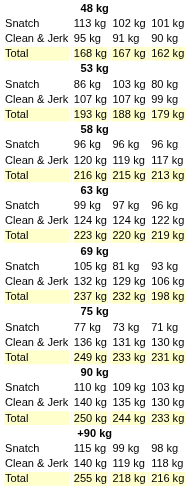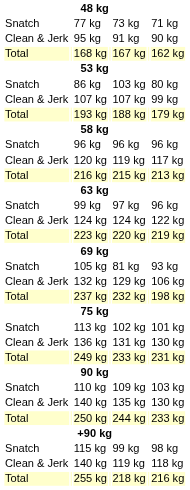rows swapped: (22, 327) <-> (22, 23)
